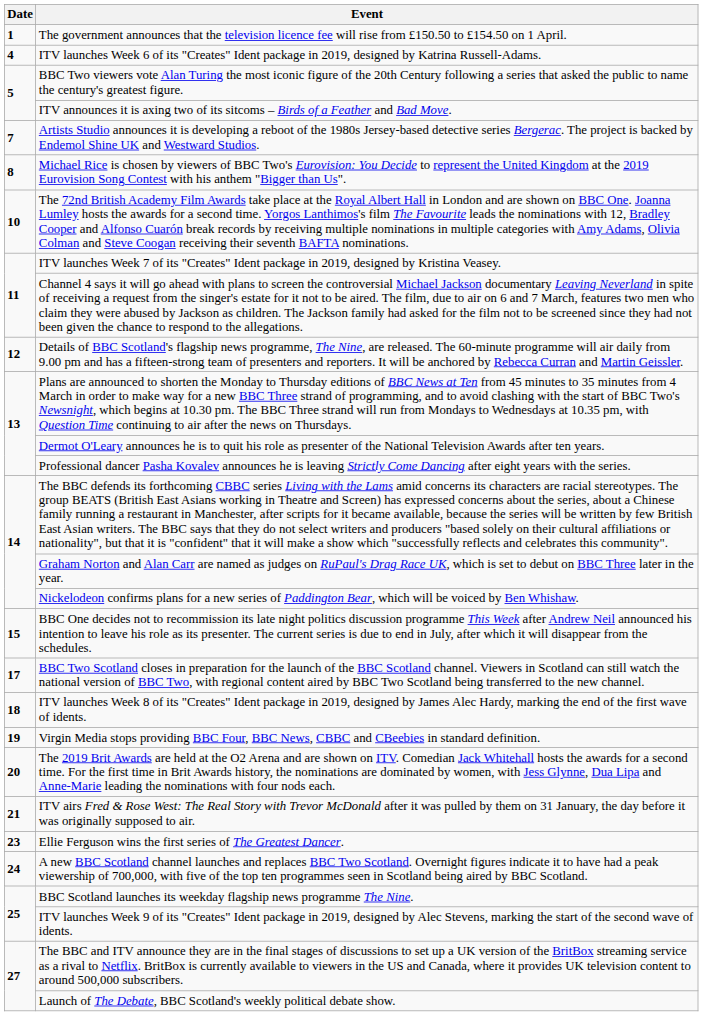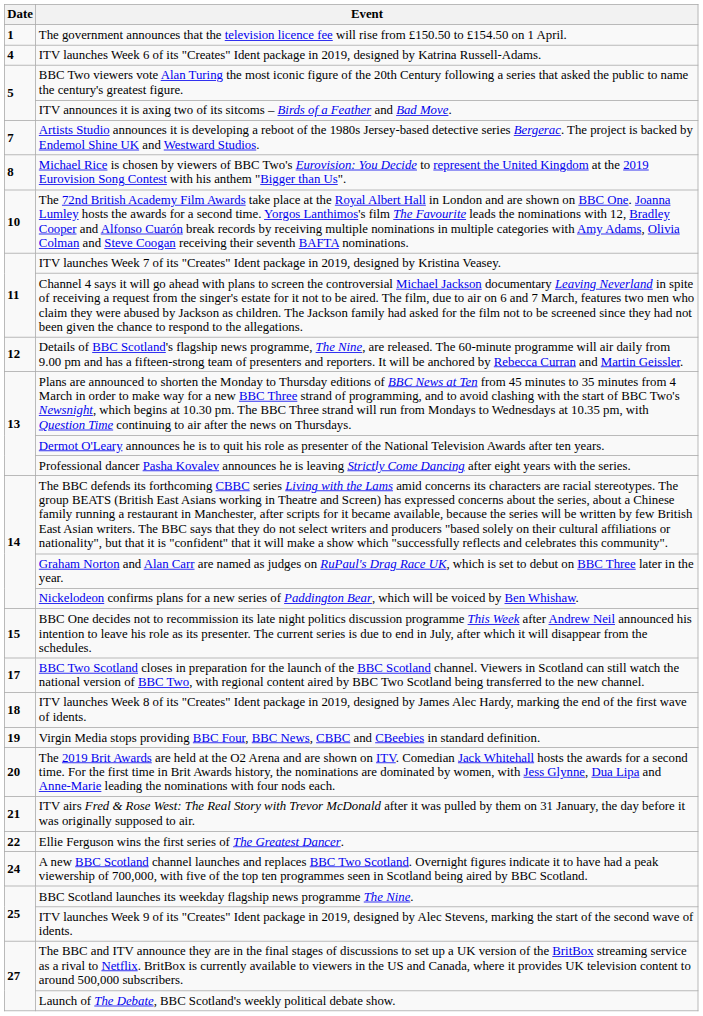(14, 841) 23 -> (14, 841) 22
